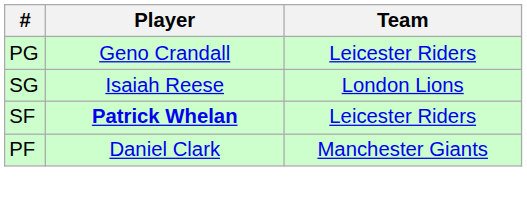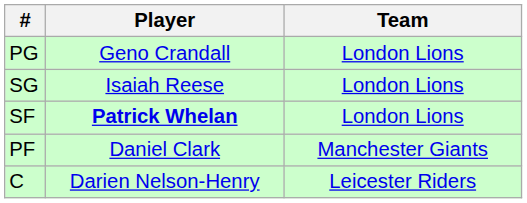(403, 52) Leicester Riders -> (403, 52) London Lions
(403, 117) Leicester Riders -> (403, 117) London Lions
+ row: (17, 181)
